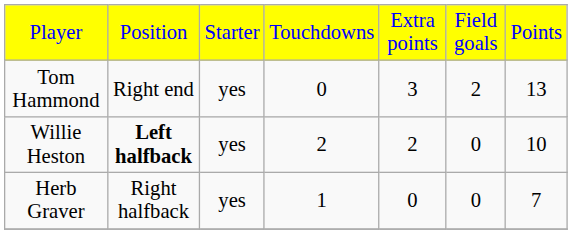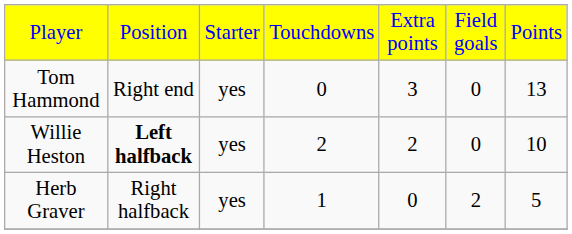(476, 88) 2 -> (476, 88) 0
(476, 200) 0 -> (476, 200) 2
(536, 200) 7 -> (536, 200) 5
